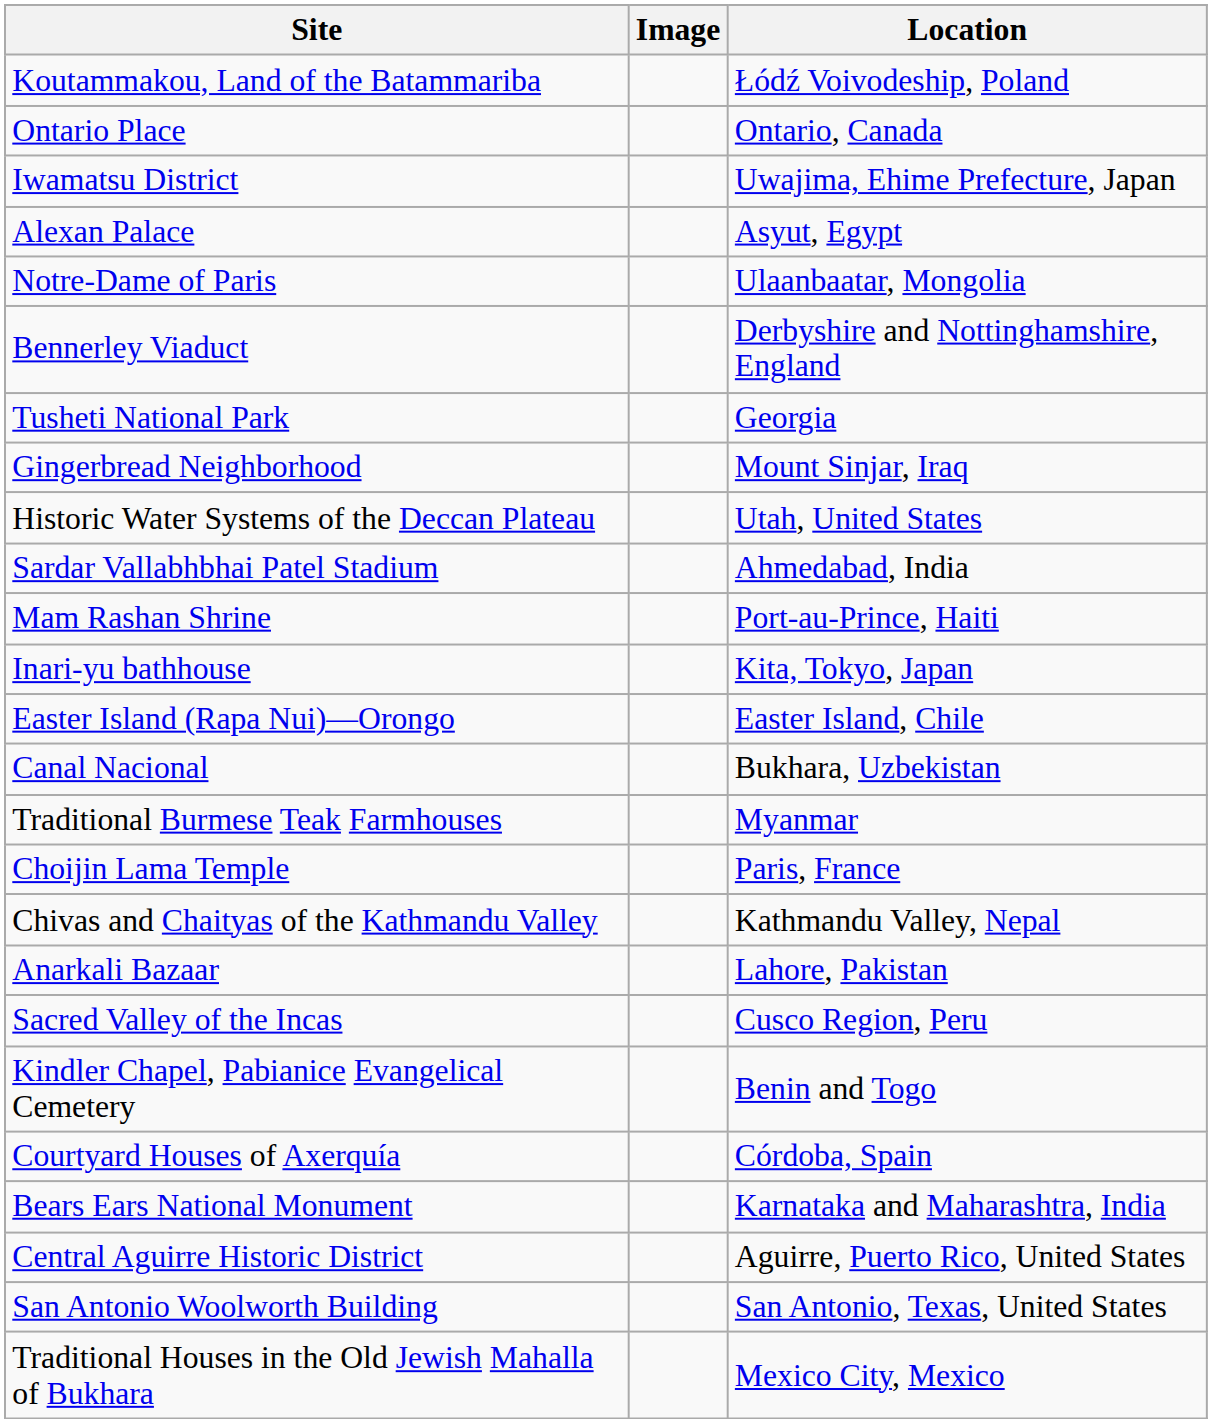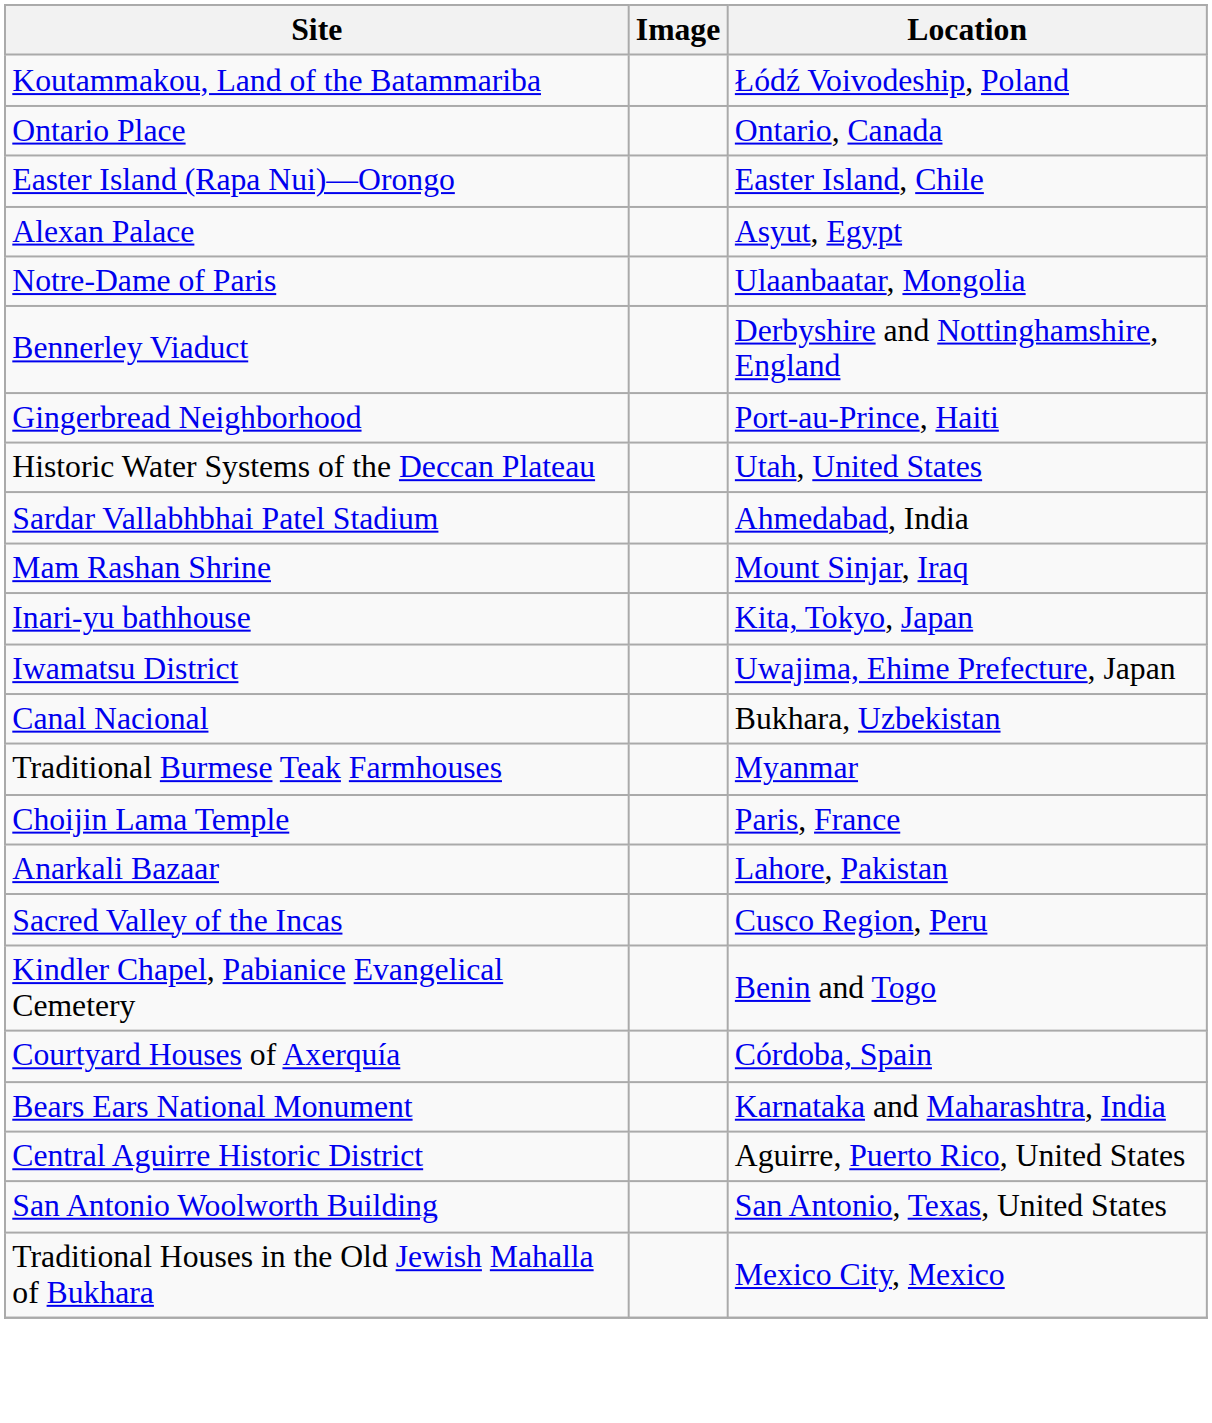rows swapped: (234, 718) <-> (125, 180)
- row: (151, 416)
(852, 467) Mount Sinjar, Iraq -> (867, 416) Port-au-Prince, Haiti
(867, 617) Port-au-Prince, Haiti -> (852, 567) Mount Sinjar, Iraq
- row: (305, 919)
